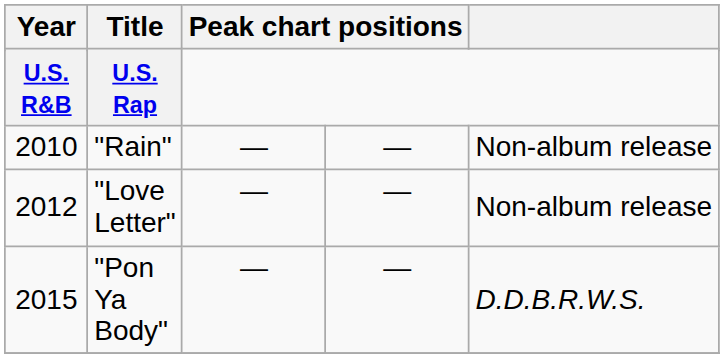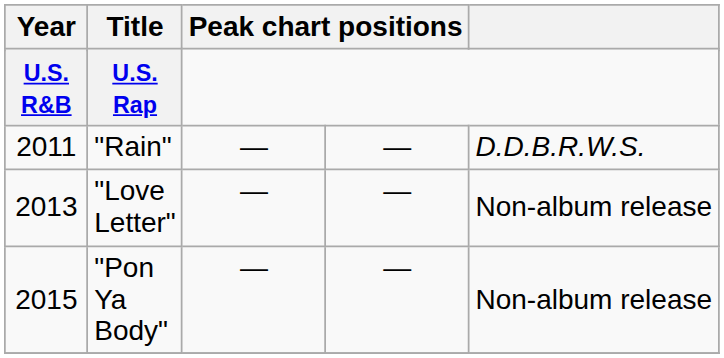(46, 147) 2010 -> (46, 147) 2011
(594, 147) Non-album release -> (560, 147) D.D.B.R.W.S.
(46, 207) 2012 -> (46, 207) 2013
(560, 298) D.D.B.R.W.S. -> (594, 298) Non-album release
